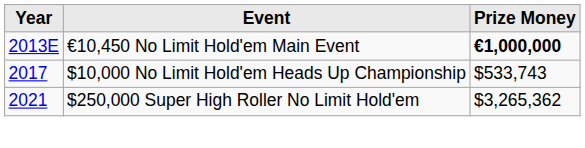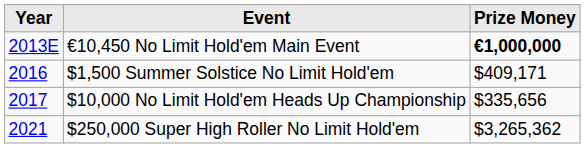+ row: (231, 73)
(510, 73) $533,743 -> (510, 101) $335,656
